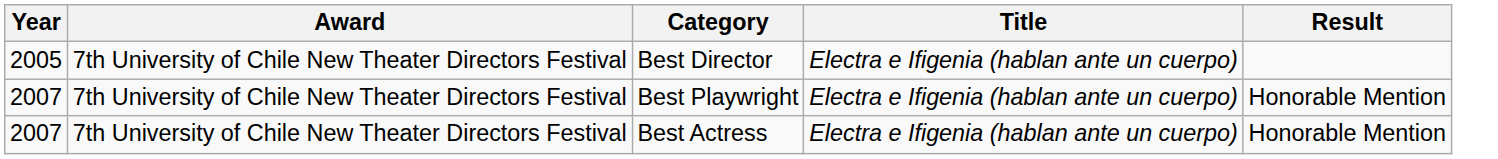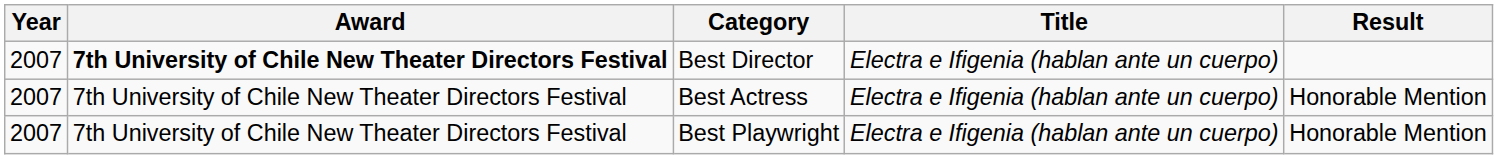(36, 60) 2005 -> (36, 60) 2007
(350, 60) normal -> (370, 60) bold
rows swapped: (718, 97) <-> (702, 134)
